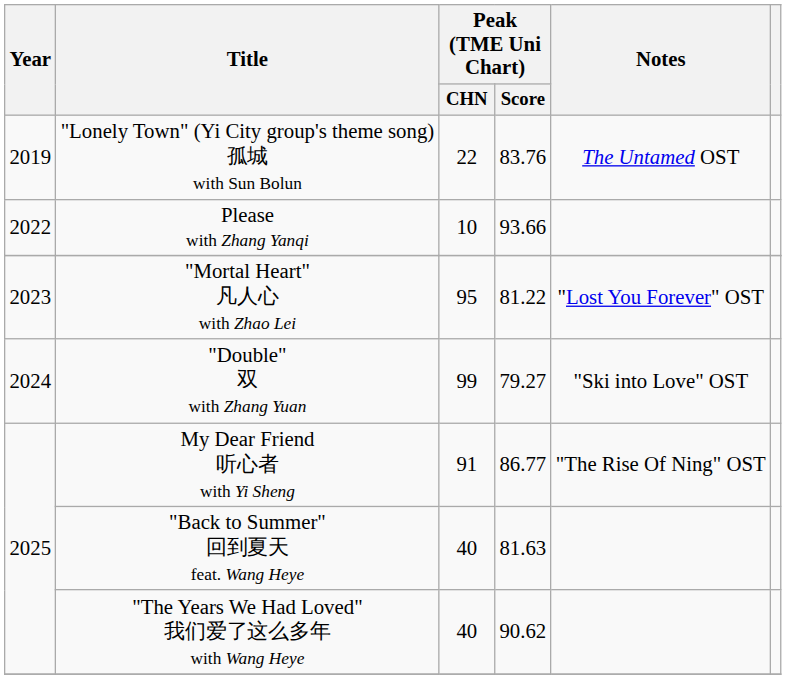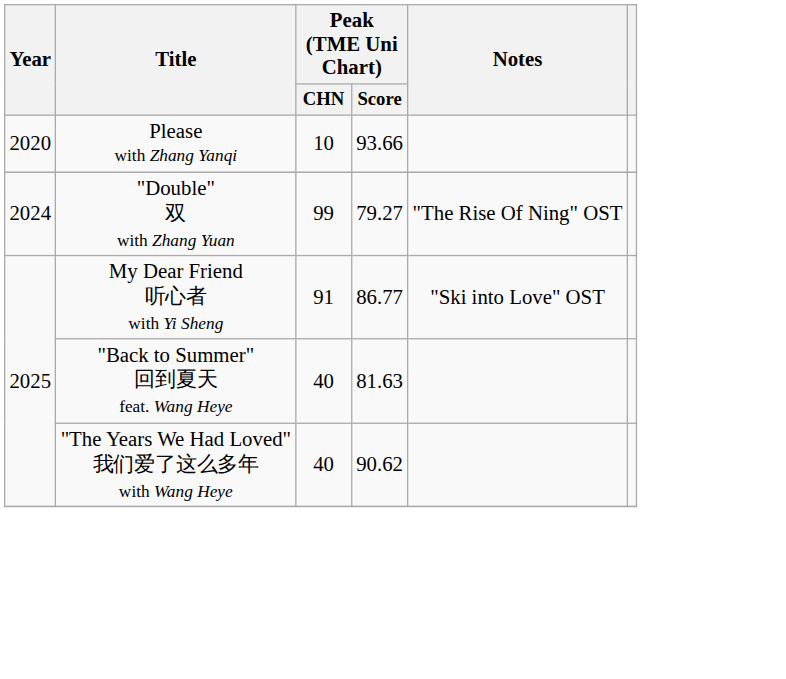- row: (247, 157)
(30, 227) 2022 -> (30, 143) 2020
- row: (247, 297)
(661, 380) "Ski into Love" OST -> (518, 213) "The Rise Of Ning" OST
(661, 464) "The Rise Of Ning" OST -> (518, 297) "Ski into Love" OST
